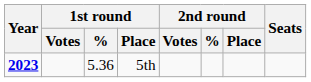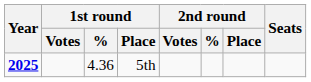(23, 64) 2023 -> (23, 64) 2025
(101, 64) 5.36 -> (101, 64) 4.36
